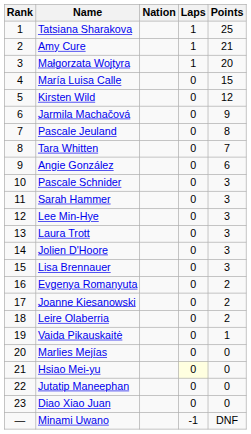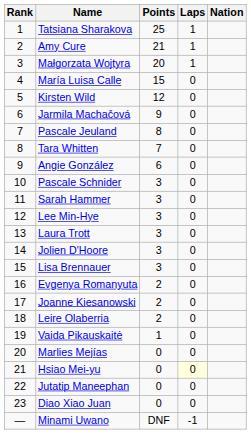columns swapped: (159, 13) <-> (227, 13)
